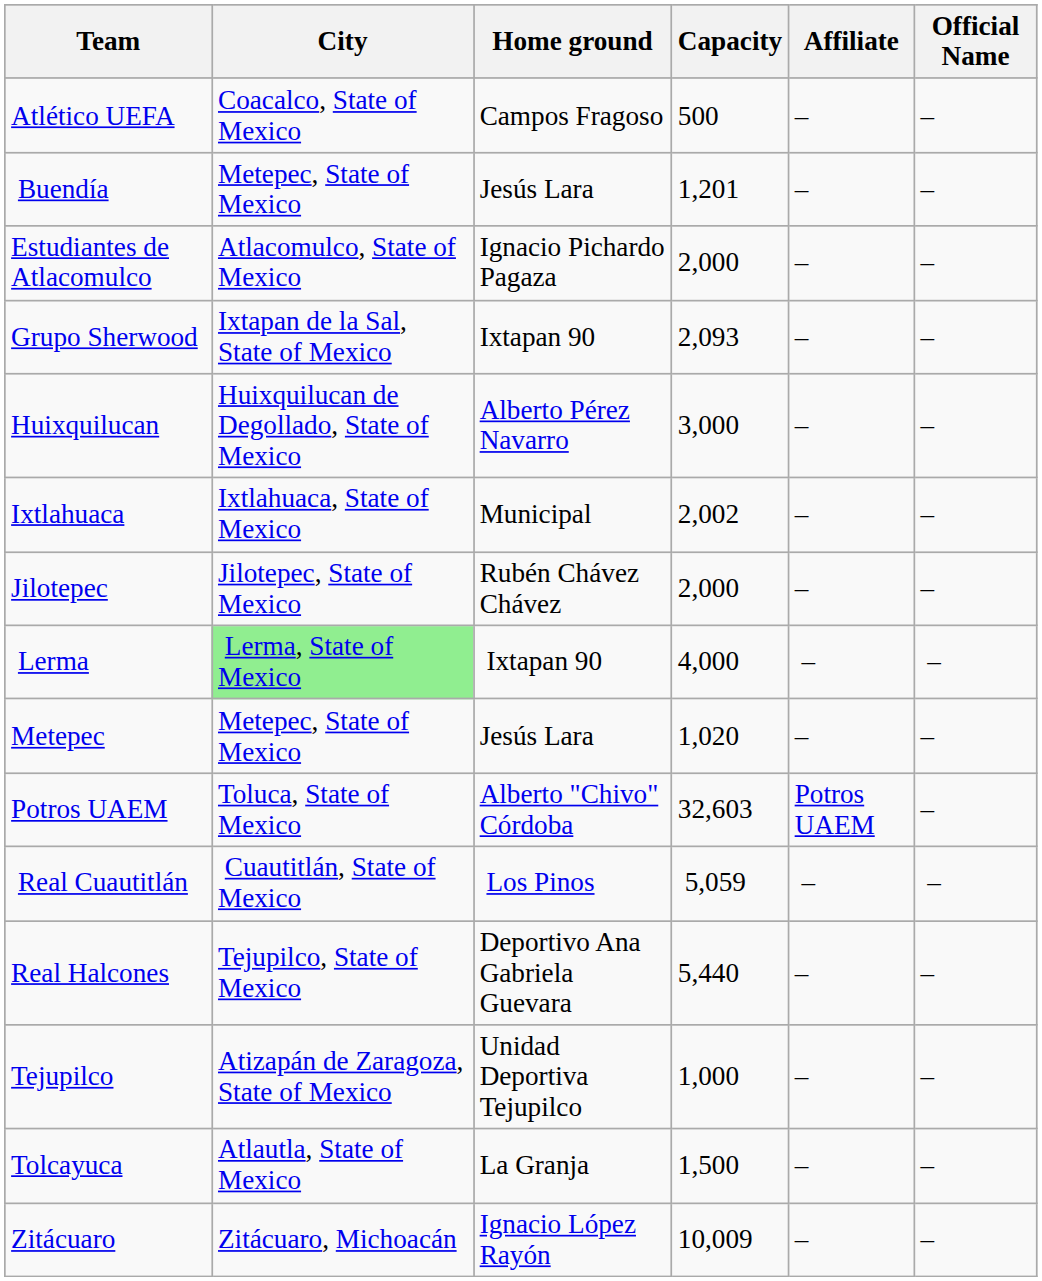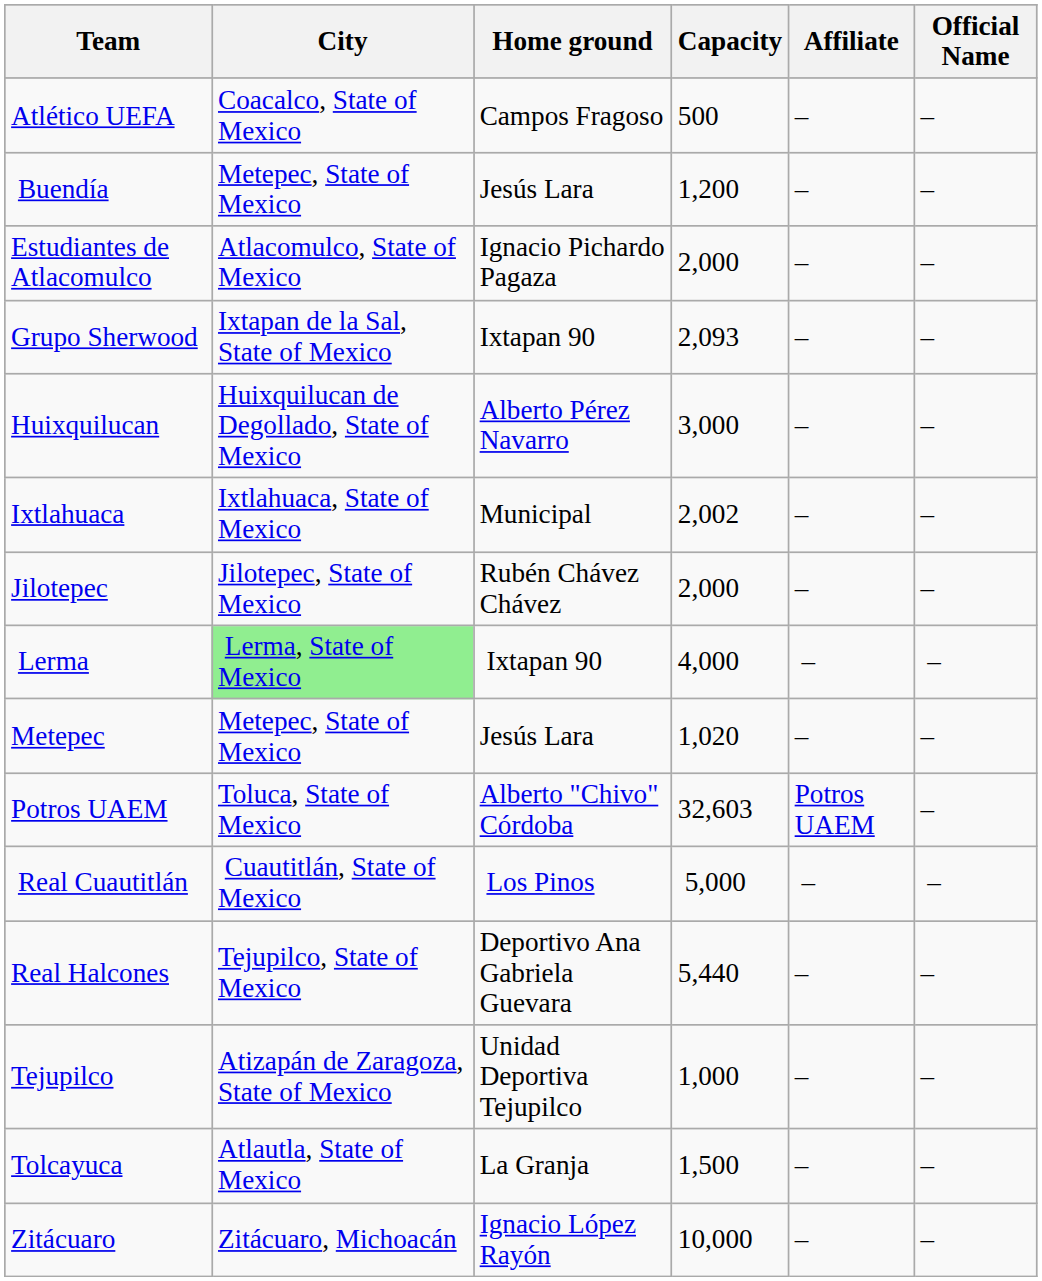(708, 188) 1,201 -> (708, 188) 1,200
(712, 883) 5,059 -> (712, 883) 5,000
(715, 1239) 10,009 -> (715, 1239) 10,000
